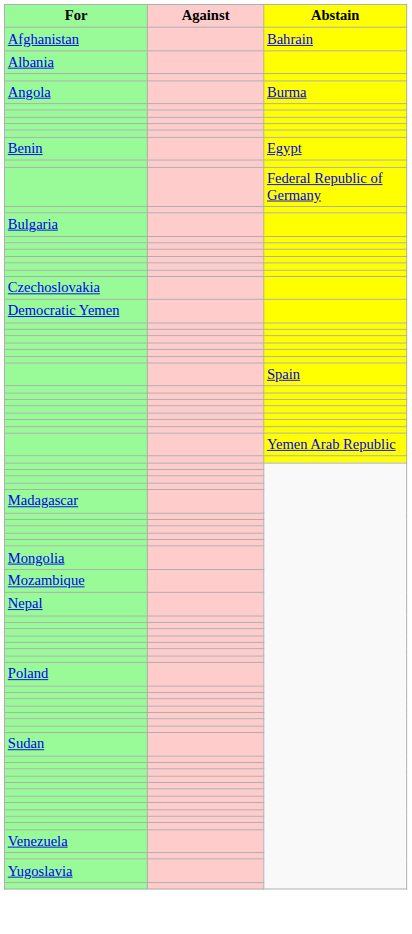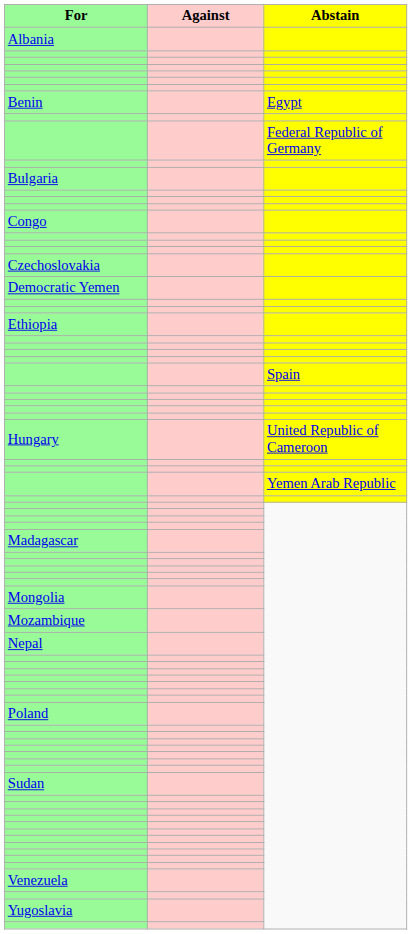- row: (43, 39)
- row: (29, 92)
+ row: (27, 221)
+ row: (32, 324)
+ row: (33, 439)
